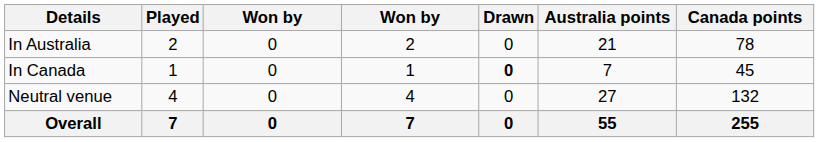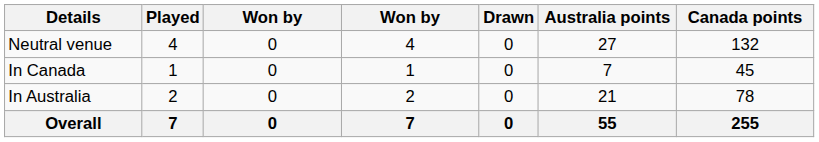rows swapped: (50, 44) <-> (60, 96)
(509, 70) bold -> (509, 70) normal
